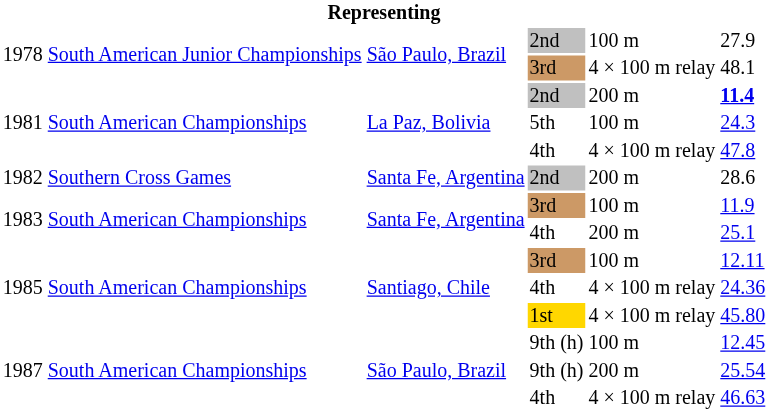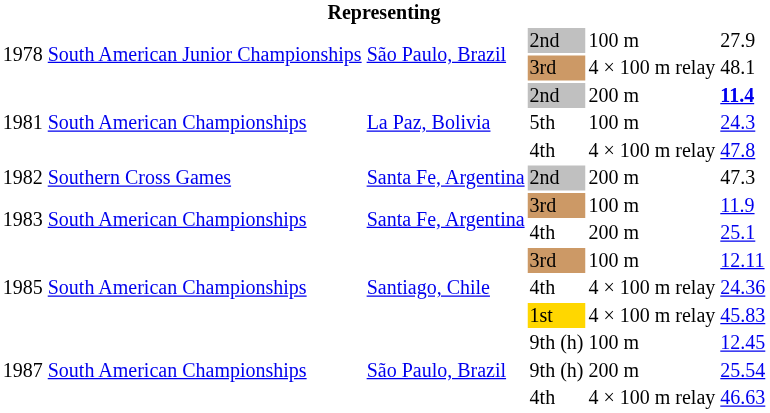(738, 177) 28.6 -> (738, 177) 47.3
(743, 315) 45.80 -> (743, 315) 45.83
